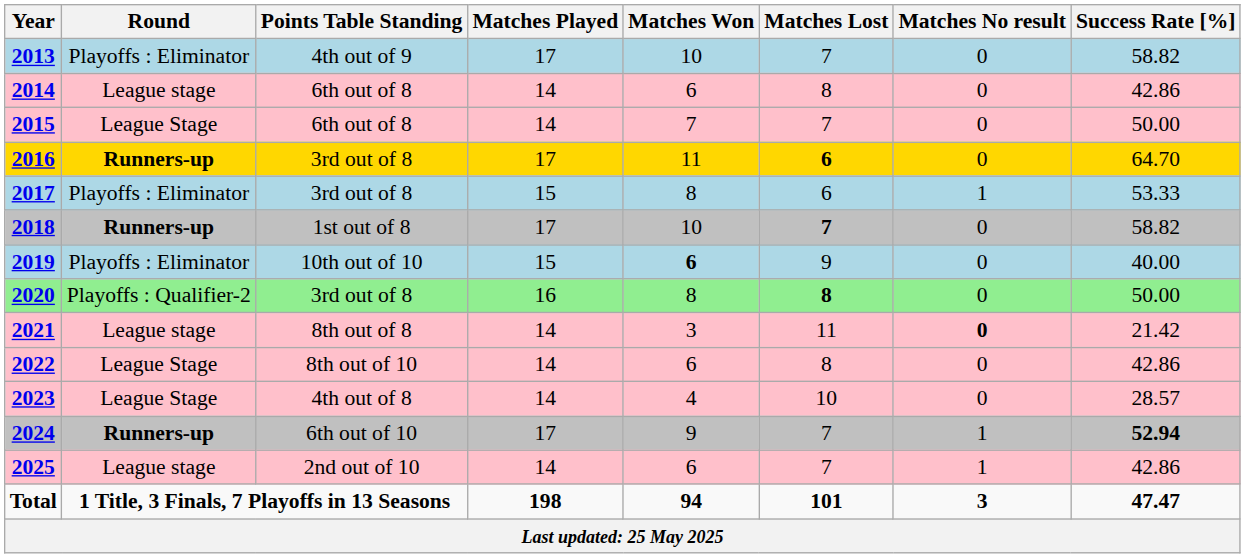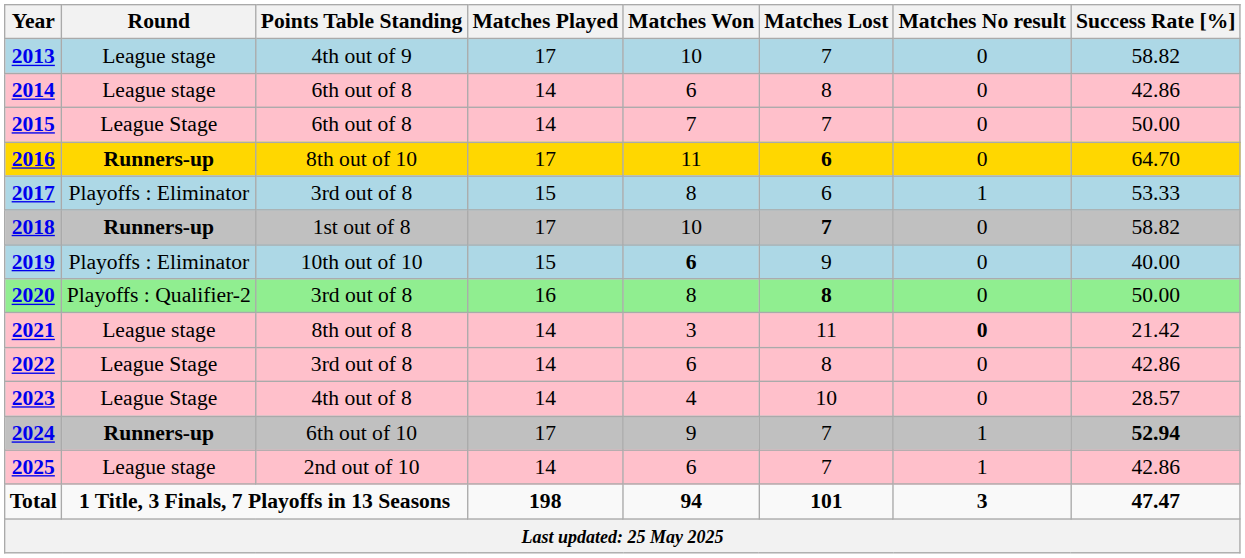(159, 55) Playoffs : Eliminator -> (159, 55) League stage
(362, 158) 3rd out of 8 -> (362, 158) 8th out of 10
(362, 364) 8th out of 10 -> (362, 364) 3rd out of 8
